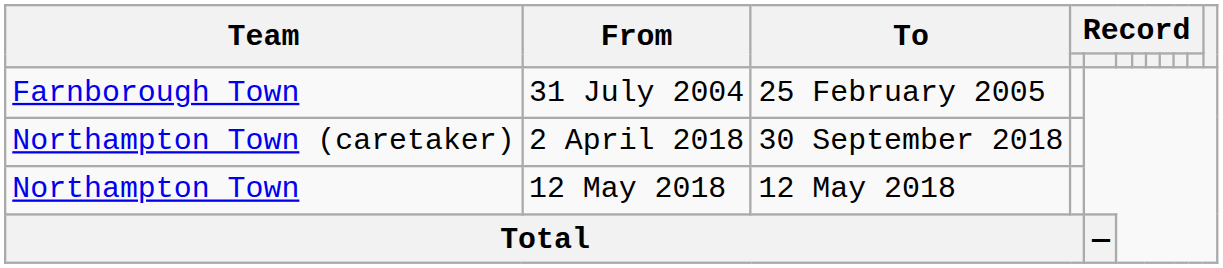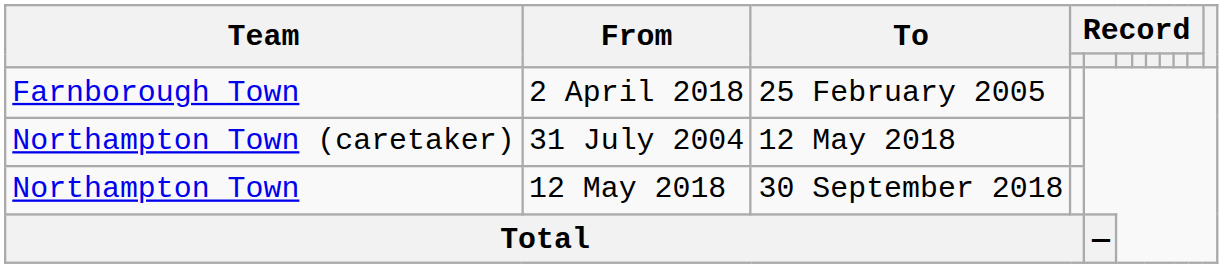(637, 92) 31 July 2004 -> (637, 92) 2 April 2018
(637, 141) 2 April 2018 -> (637, 141) 31 July 2004
(911, 141) 30 September 2018 -> (857, 141) 12 May 2018
(857, 190) 12 May 2018 -> (911, 190) 30 September 2018
